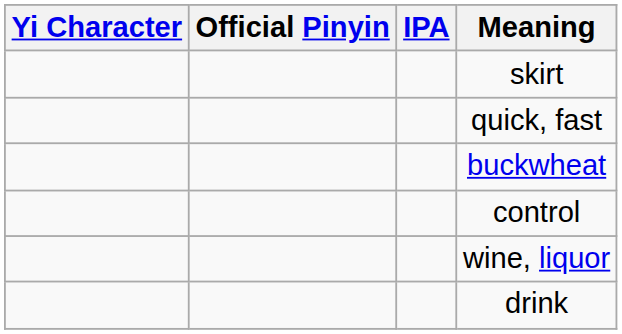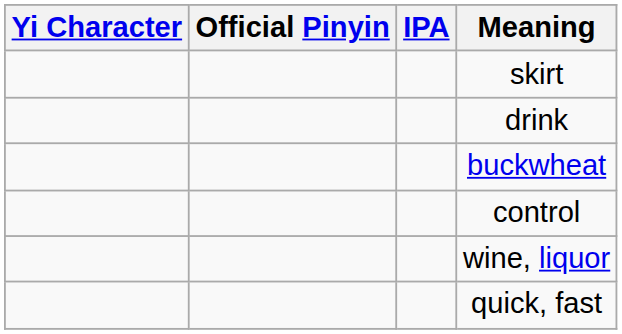rows swapped: (537, 304) <-> (537, 119)
